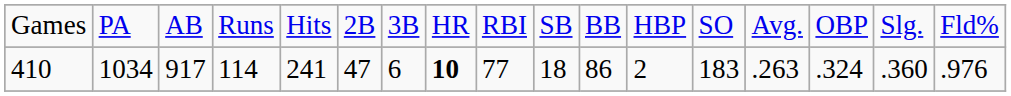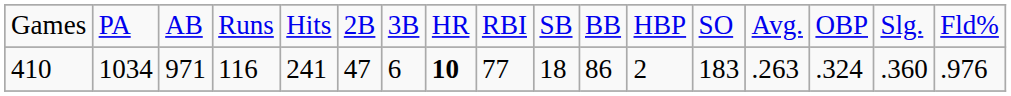(185, 68) 917 -> (185, 68) 971
(238, 68) 114 -> (238, 68) 116
